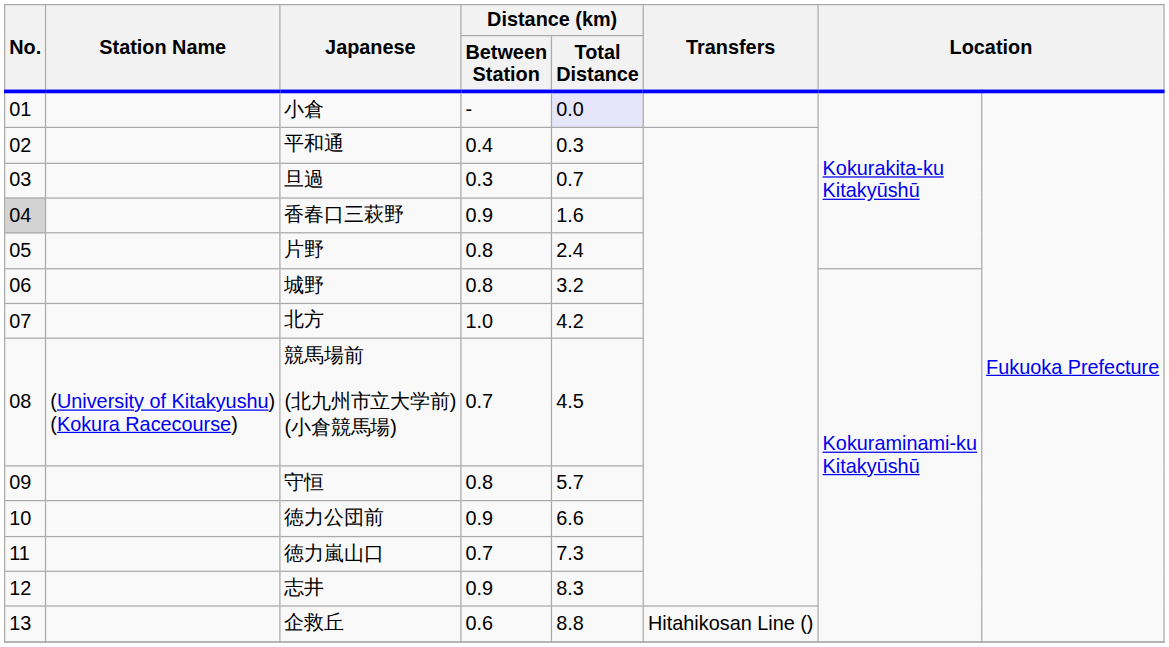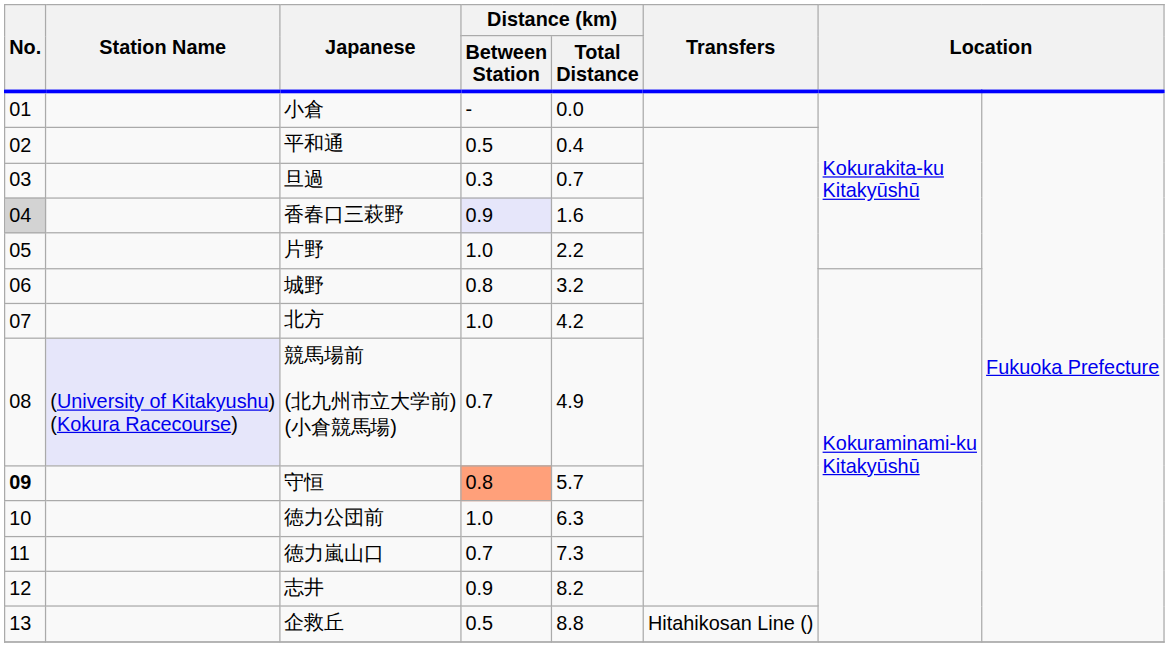(570, 109) lavender background -> (570, 109) no background
(479, 145) 0.4 -> (479, 145) 0.5
(570, 145) 0.3 -> (570, 145) 0.4
(479, 215) no background -> (479, 215) lavender background
(479, 250) 0.8 -> (479, 250) 1.0
(570, 250) 2.4 -> (570, 250) 2.2
(163, 413) no background -> (163, 413) lavender background
(570, 401) 4.5 -> (570, 401) 4.9
(20, 483) normal -> (20, 483) bold
(479, 483) no background -> (479, 483) lightsalmon background
(479, 518) 0.9 -> (479, 518) 1.0
(570, 518) 6.6 -> (570, 518) 6.3
(570, 588) 8.3 -> (570, 588) 8.2
(479, 623) 0.6 -> (479, 623) 0.5
